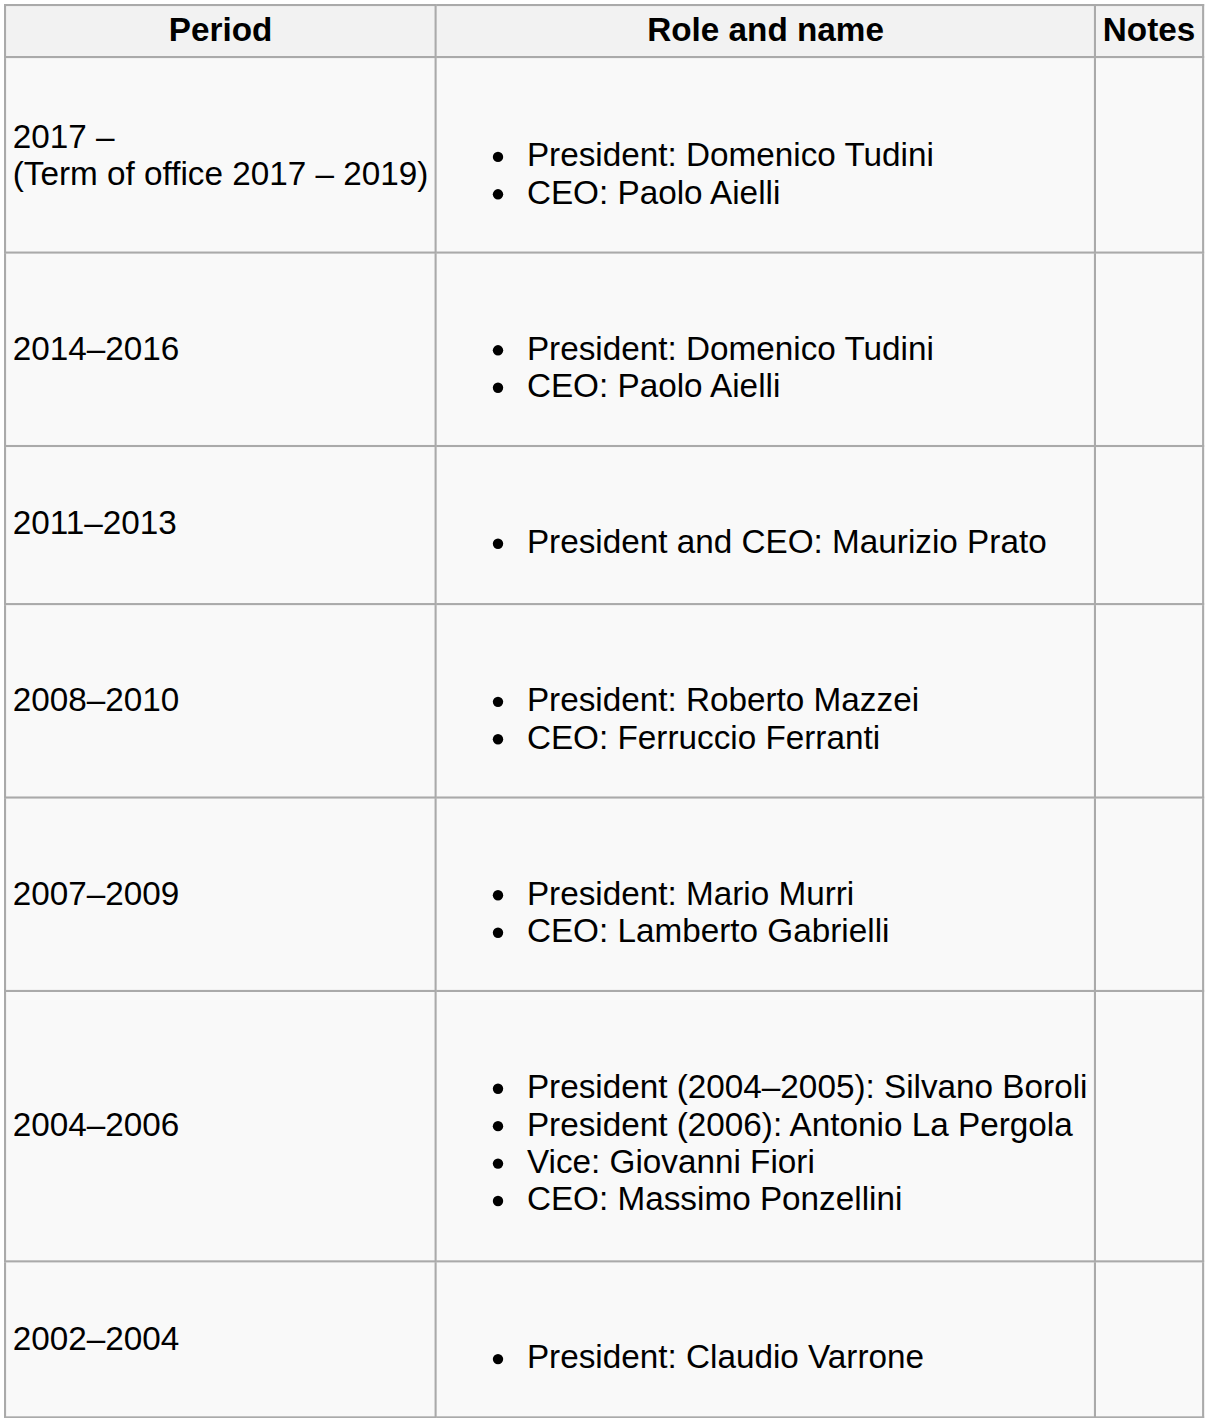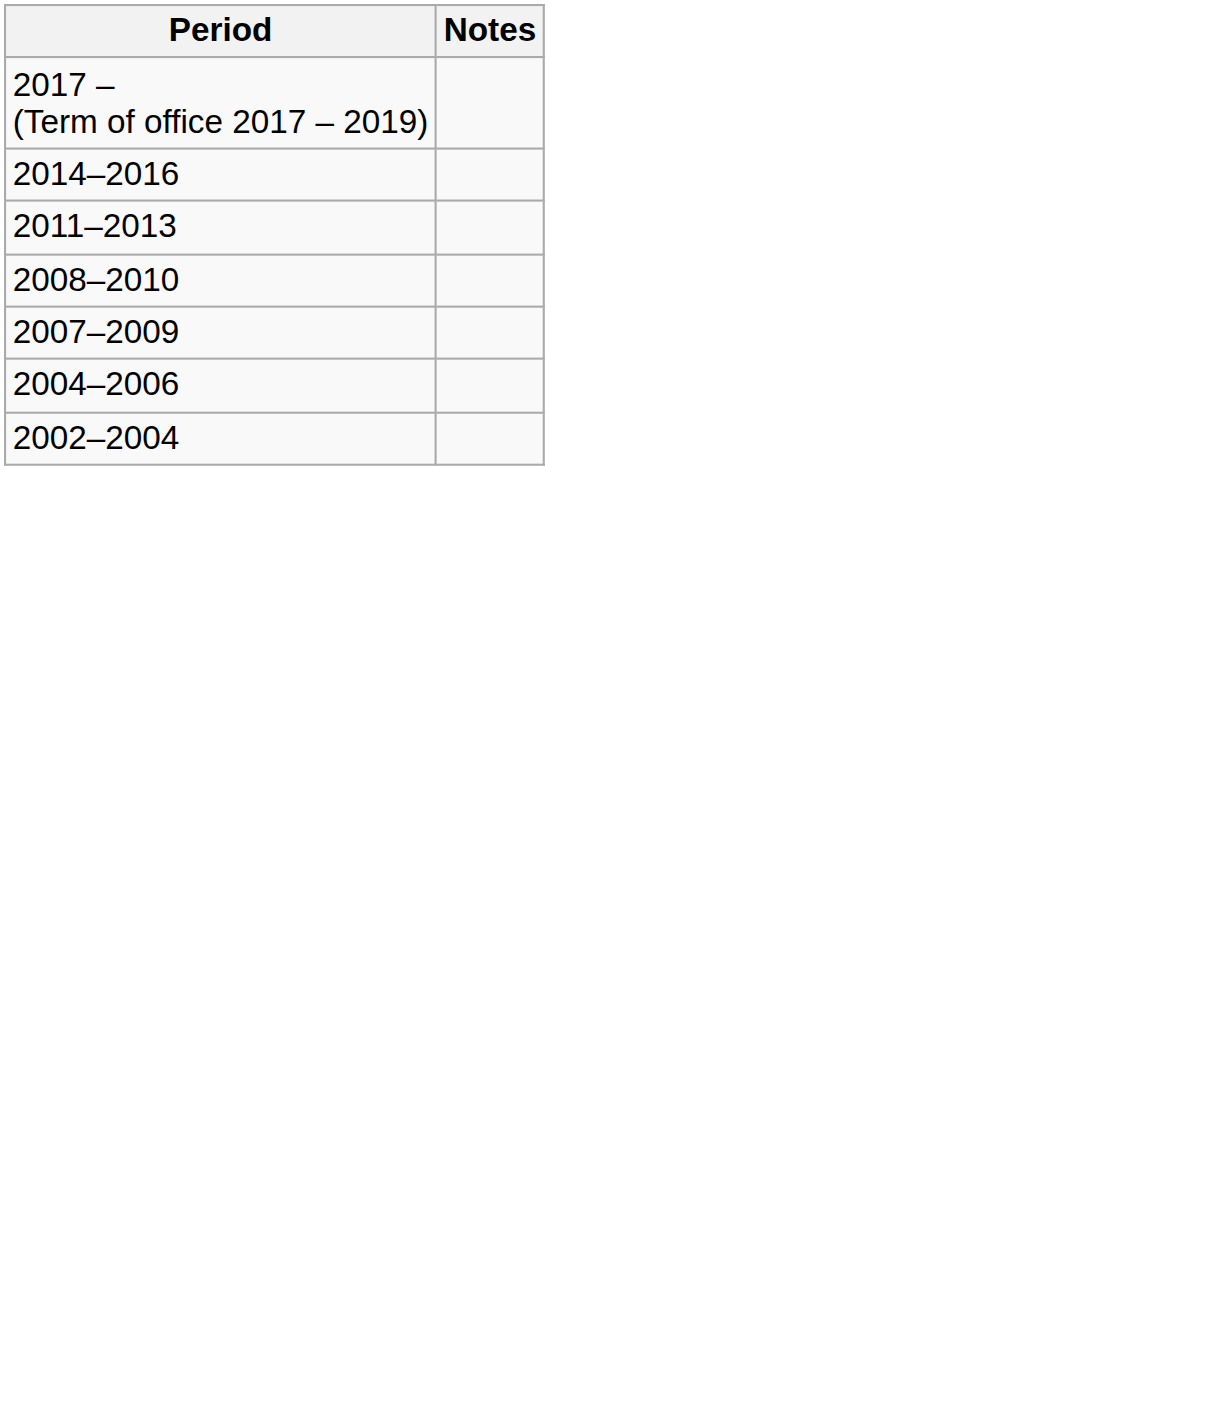- column: (766, 30)
